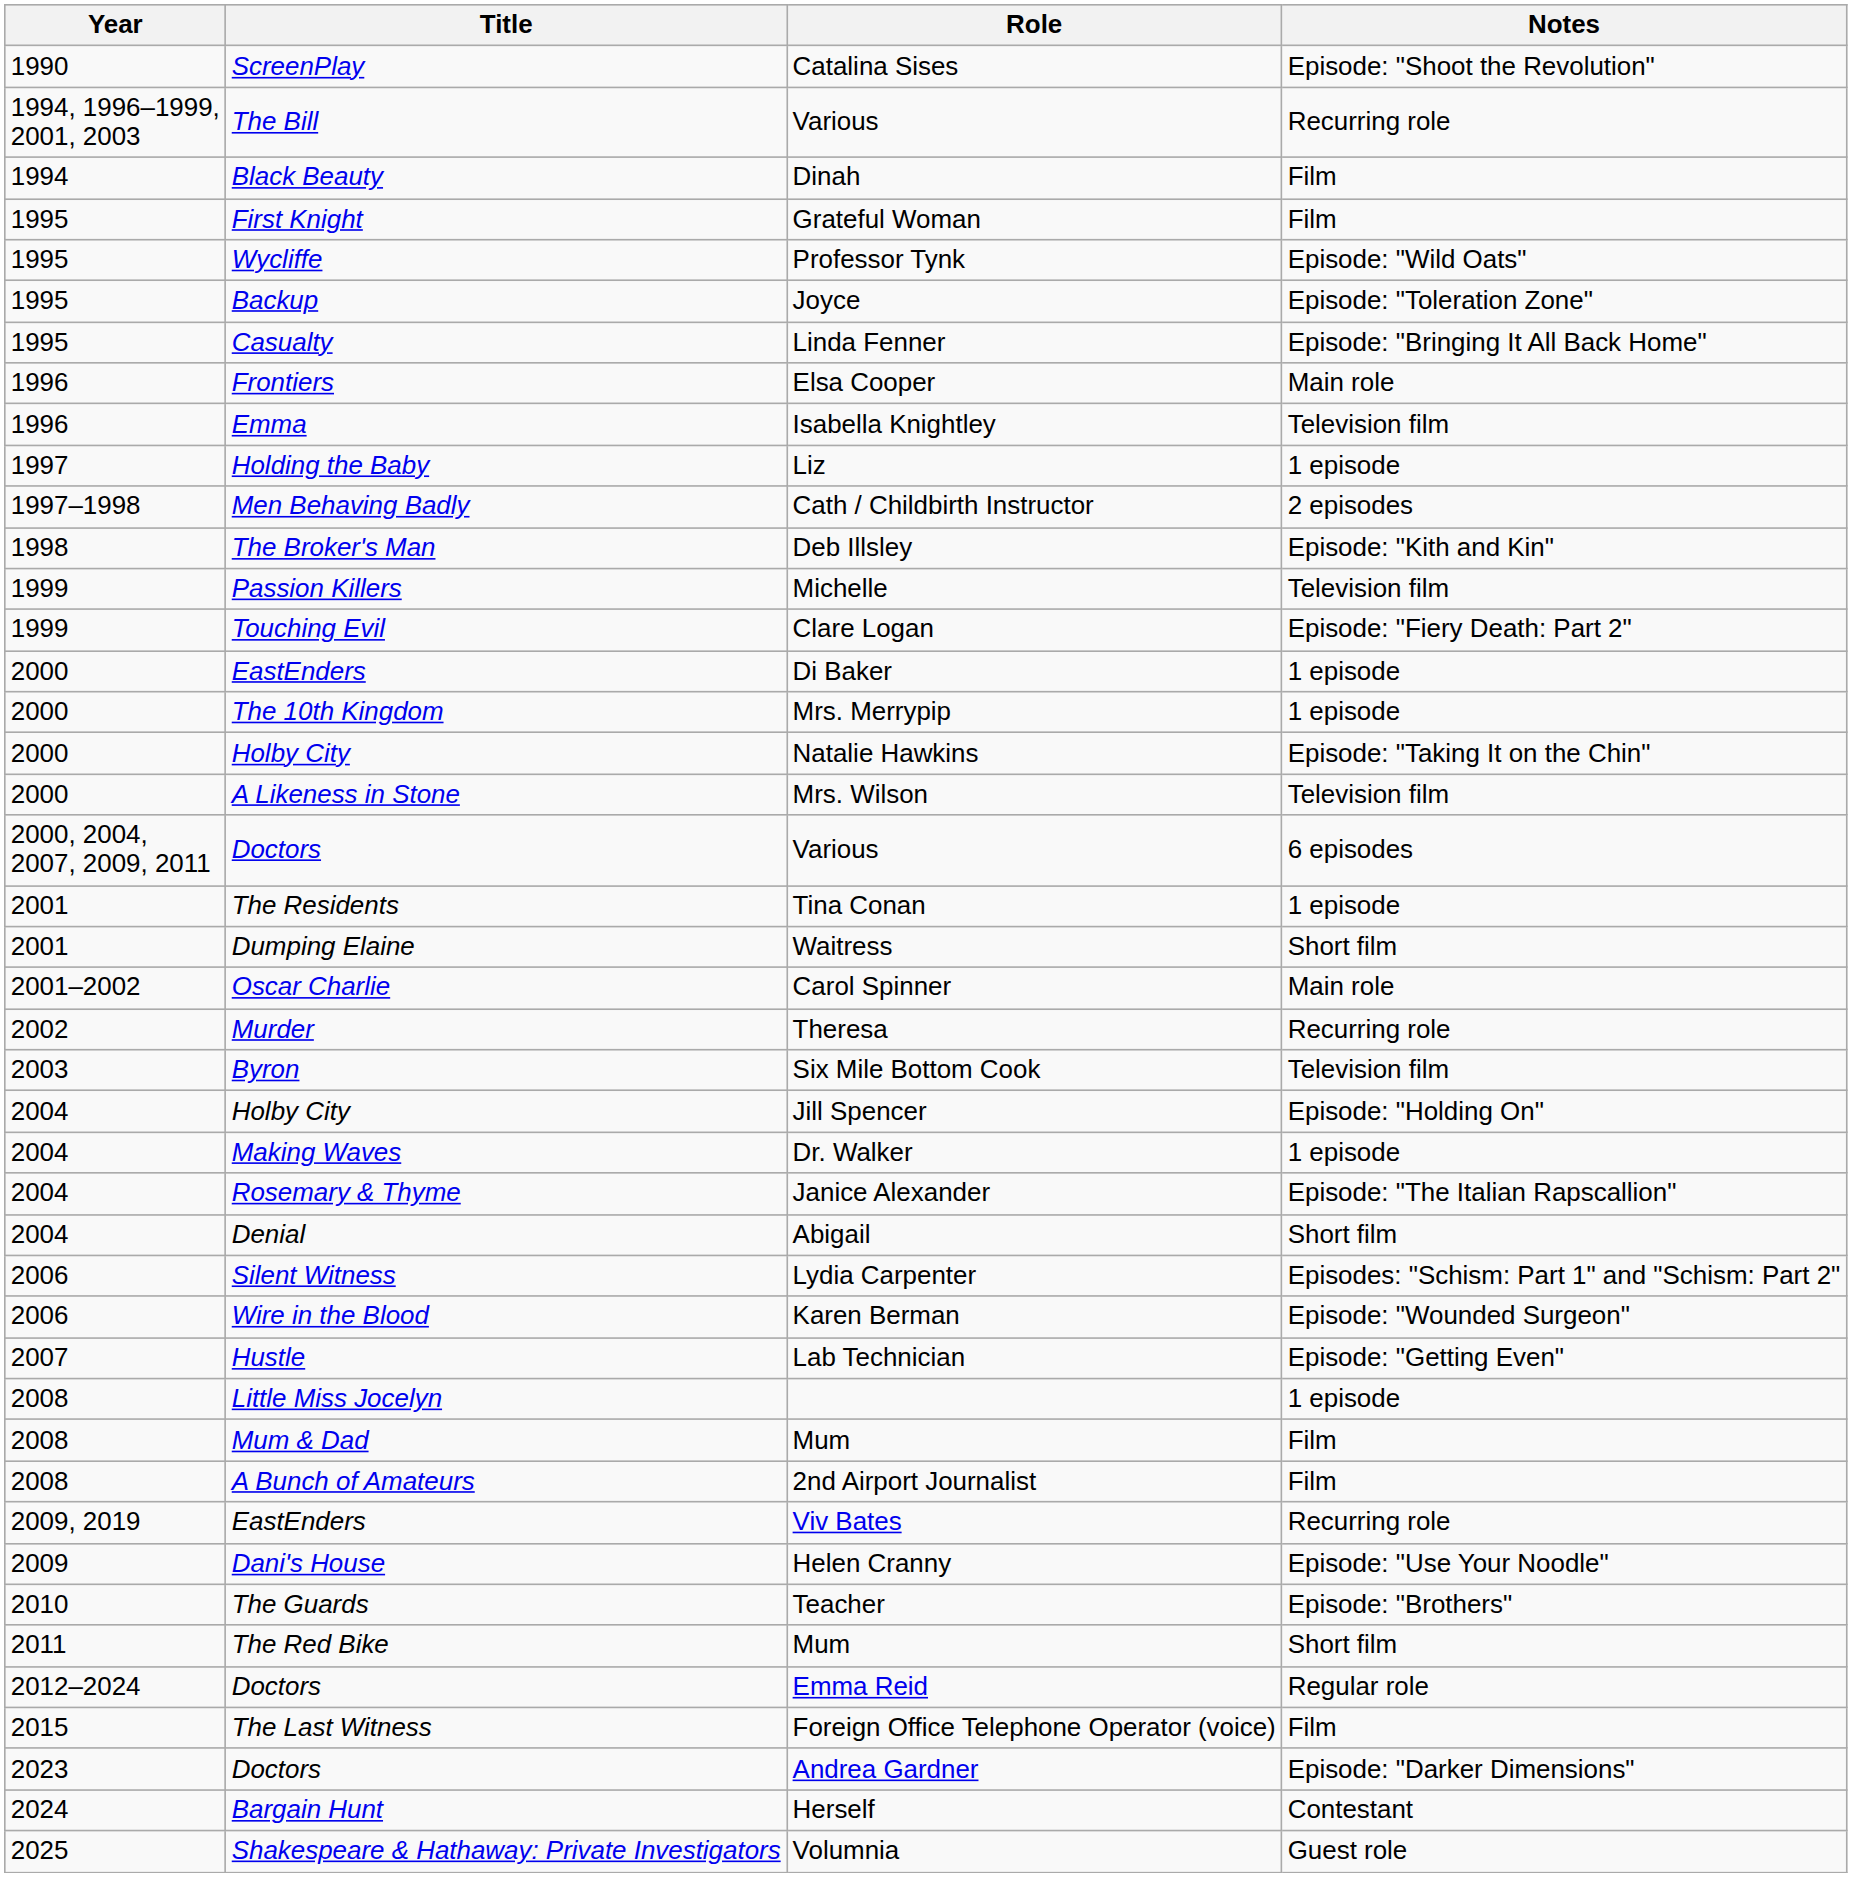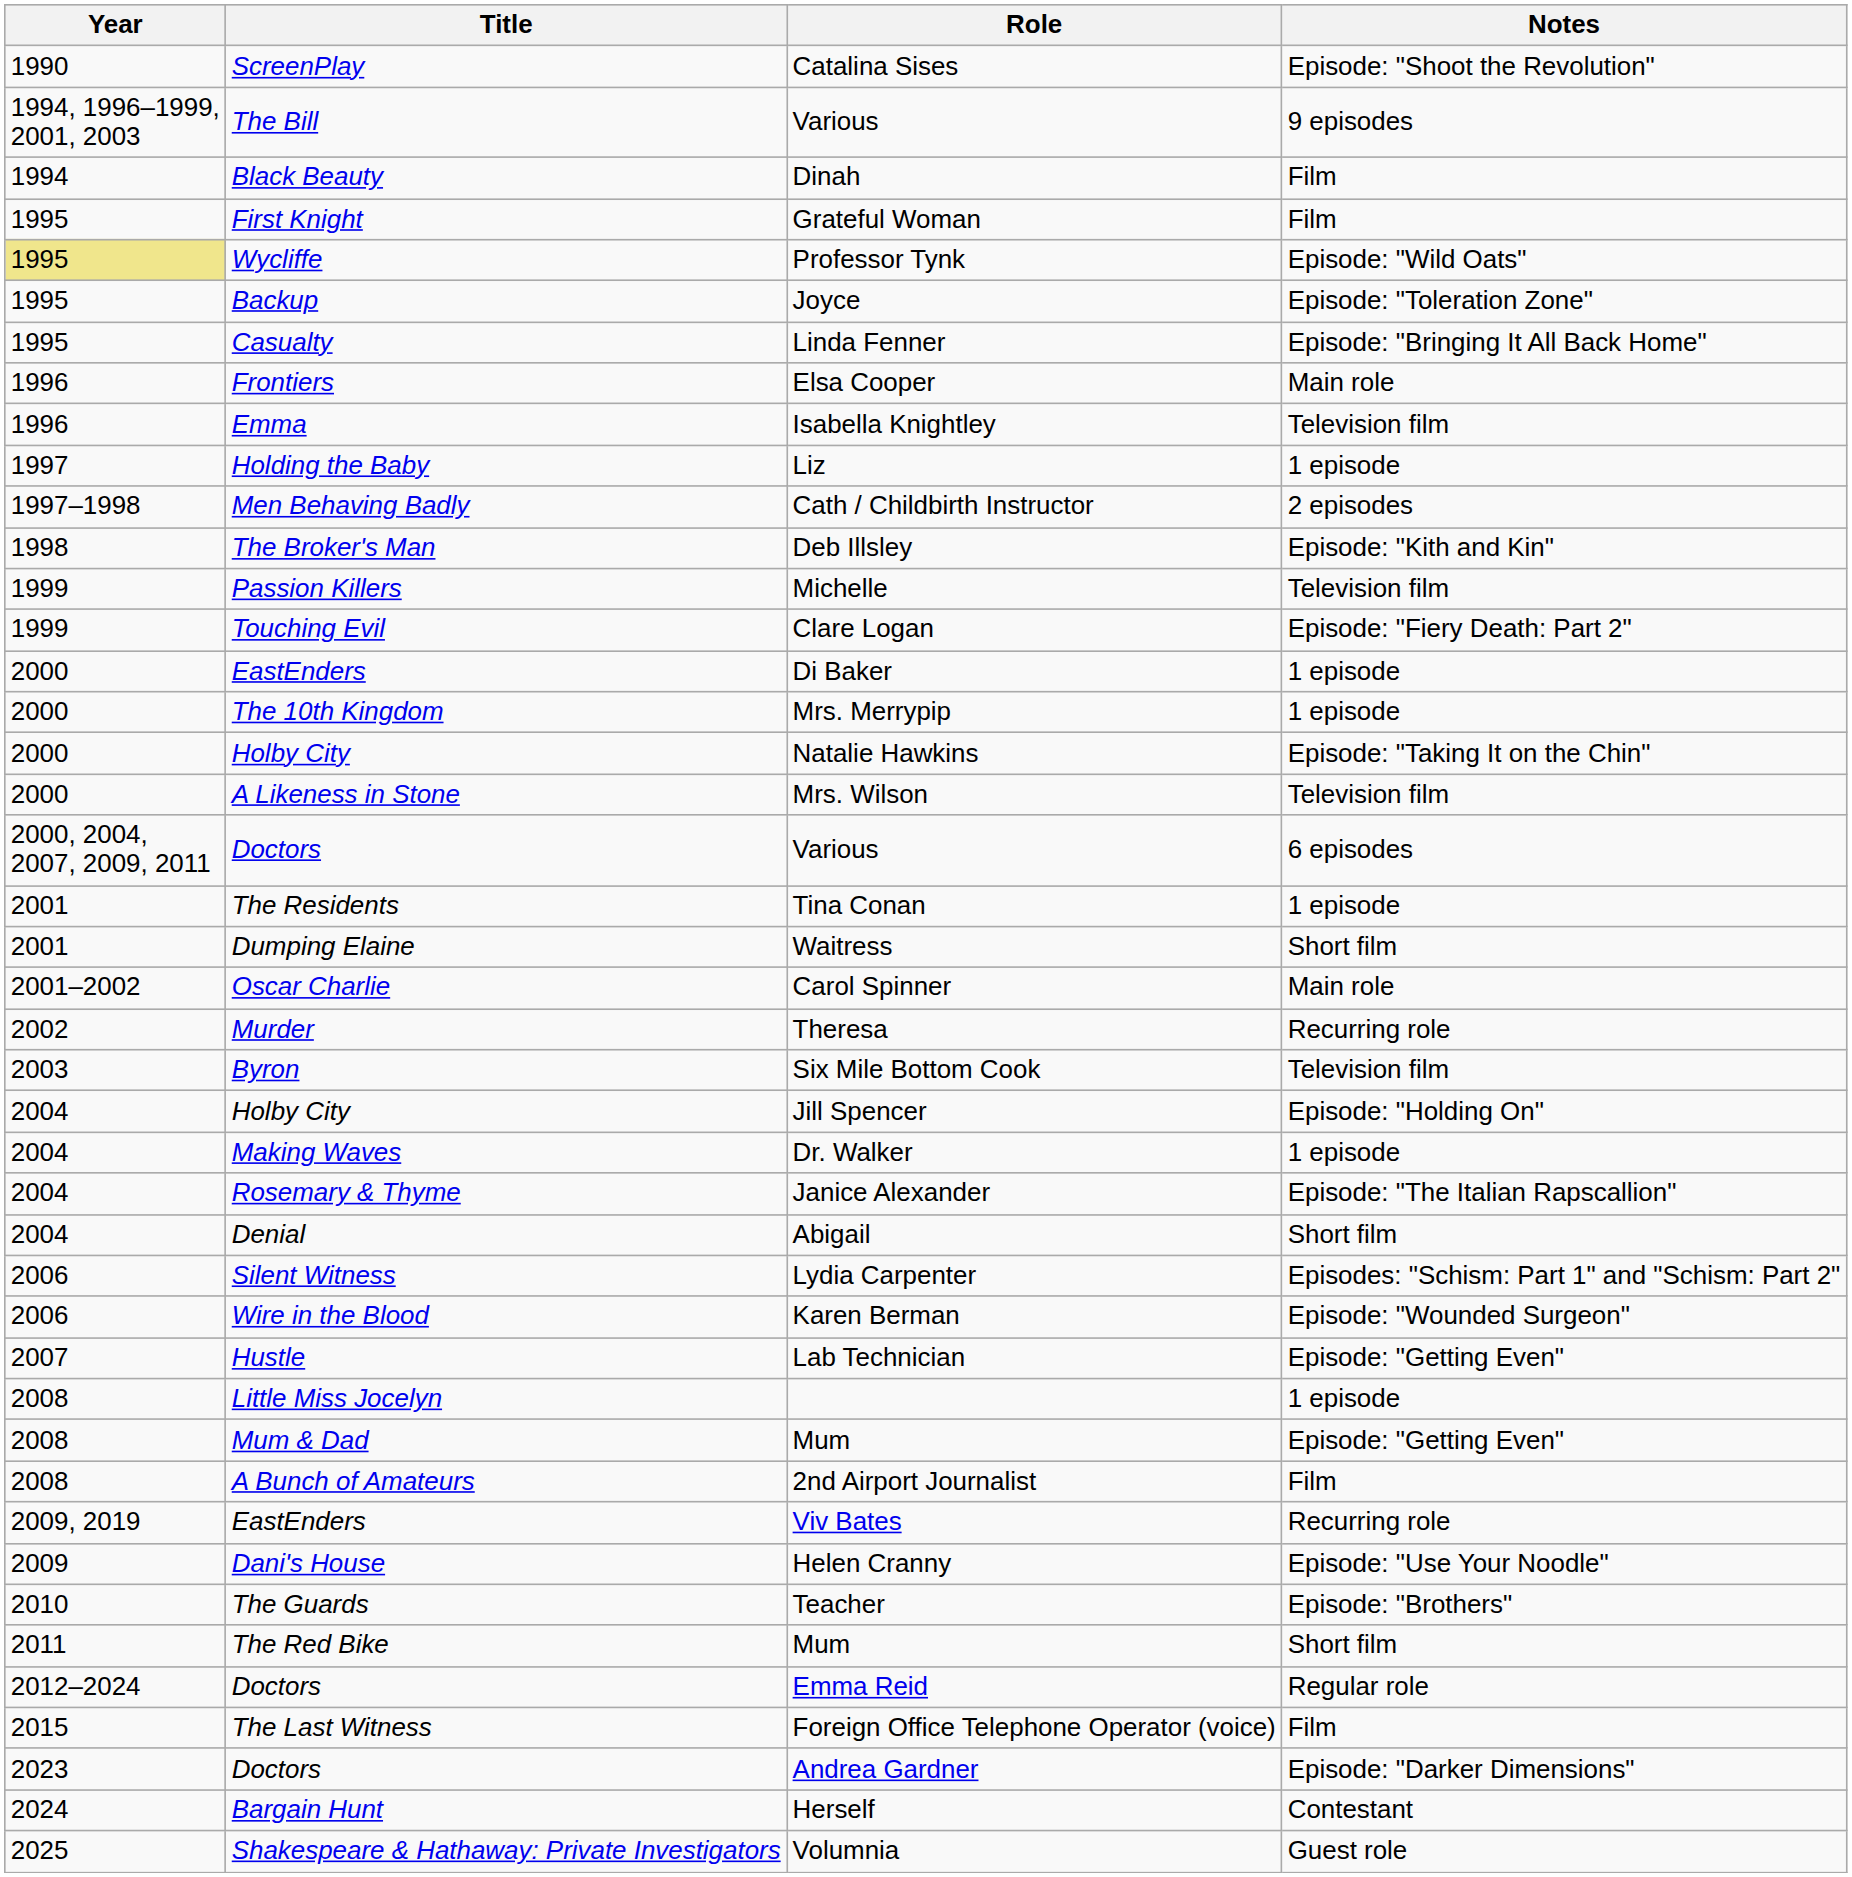(1369, 121) Recurring role -> (1350, 121) 9 episodes
(40, 259) no background -> (40, 259) khaki background
(1312, 1439) Film -> (1426, 1439) Episode: "Getting Even"
